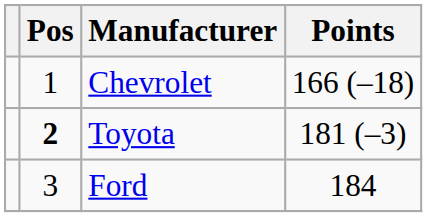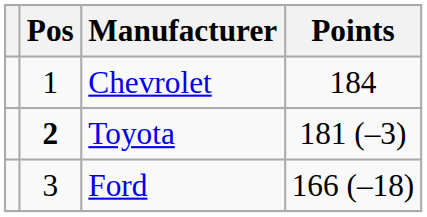(353, 82) 166 (–18) -> (353, 82) 184
(353, 185) 184 -> (353, 185) 166 (–18)
